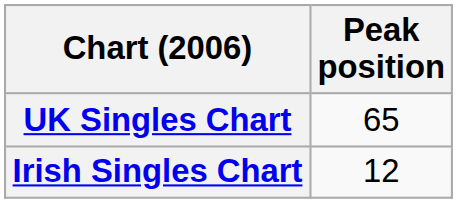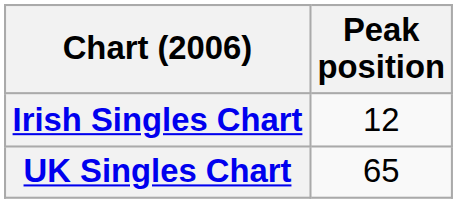rows swapped: (157, 171) <-> (157, 119)
